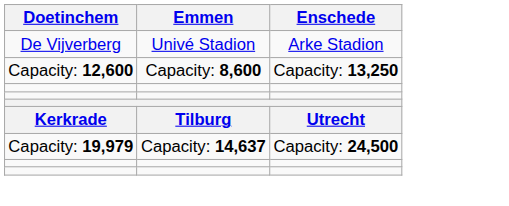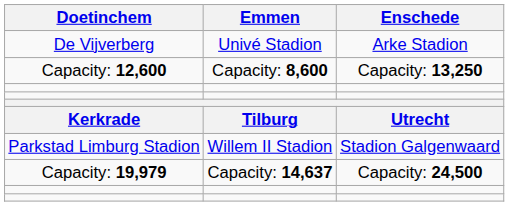+ row: (104, 146)
